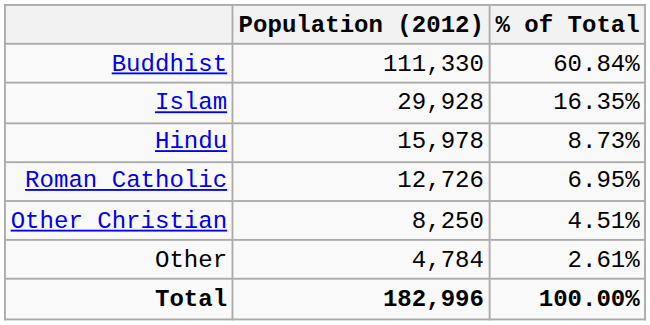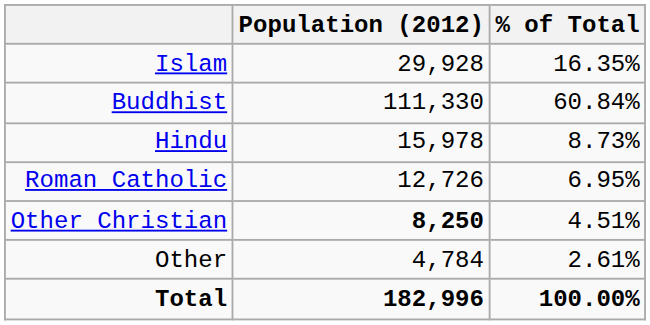rows swapped: (169, 64) <-> (191, 103)
(448, 221) normal -> (448, 221) bold
